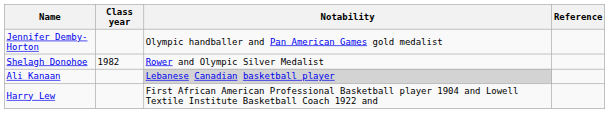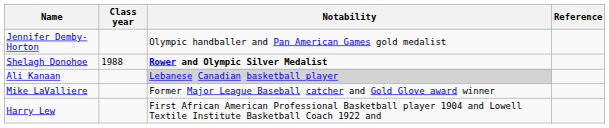(108, 62) 1982 -> (112, 62) 1988
(235, 62) normal -> (238, 62) bold
+ row: (47, 91)
